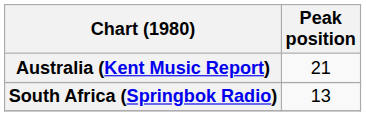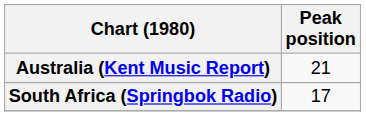(321, 96) 13 -> (321, 96) 17
